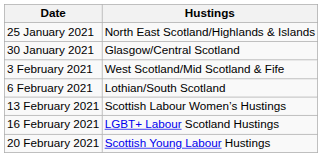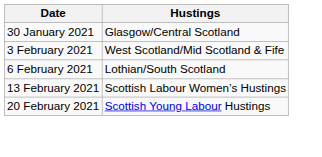- row: (51, 32)
- row: (53, 124)
